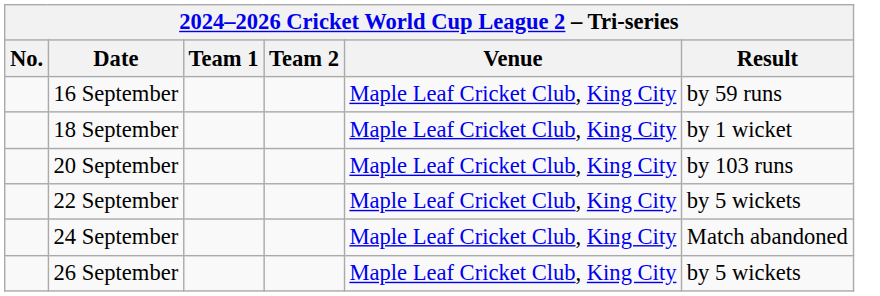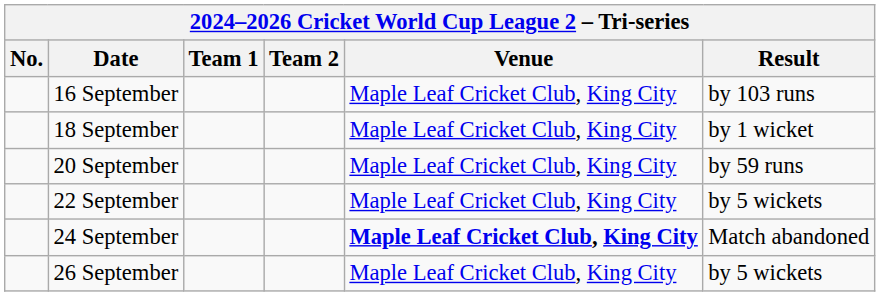(734, 93) by 59 runs -> (761, 93) by 103 runs
(740, 165) by 103 runs -> (756, 165) by 59 runs
(513, 237) normal -> (524, 237) bold
